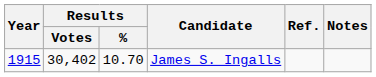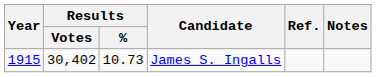(123, 60) 10.70 -> (123, 60) 10.73
